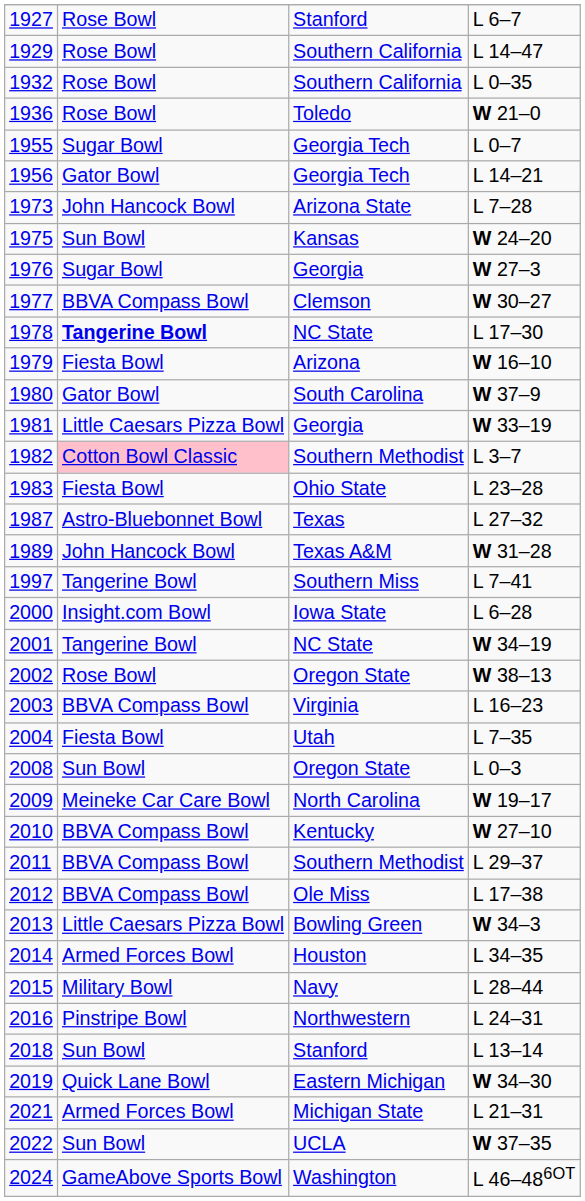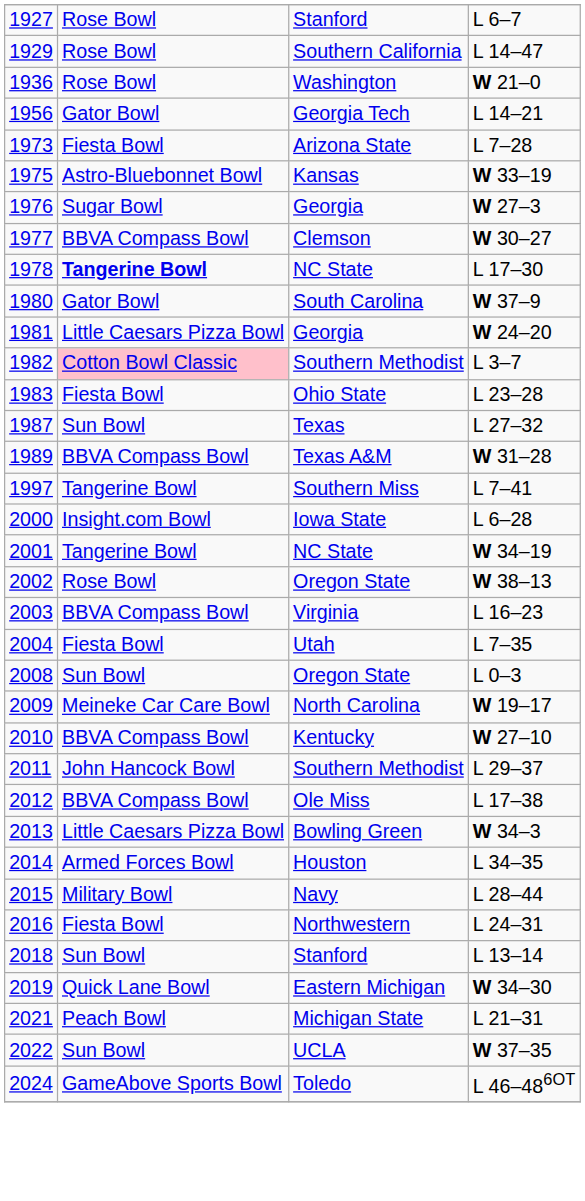- row: (31, 82)
(322, 113) Toledo -> (345, 82) Washington
- row: (31, 144)
(148, 207) John Hancock Bowl -> (113, 144) Fiesta Bowl
(104, 238) Sun Bowl -> (162, 176) Astro-Bluebonnet Bowl
(512, 238) W 24–20 -> (512, 176) W 33–19
- row: (31, 363)
(512, 425) W 33–19 -> (512, 332) W 24–20
(162, 519) Astro-Bluebonnet Bowl -> (104, 425) Sun Bowl
(148, 550) John Hancock Bowl -> (155, 457) BBVA Compass Bowl
(155, 862) BBVA Compass Bowl -> (148, 769) John Hancock Bowl
(124, 1018) Pinstripe Bowl -> (113, 925) Fiesta Bowl
(148, 1112) Armed Forces Bowl -> (114, 1018) Peach Bowl
(345, 1177) Washington -> (322, 1083) Toledo
